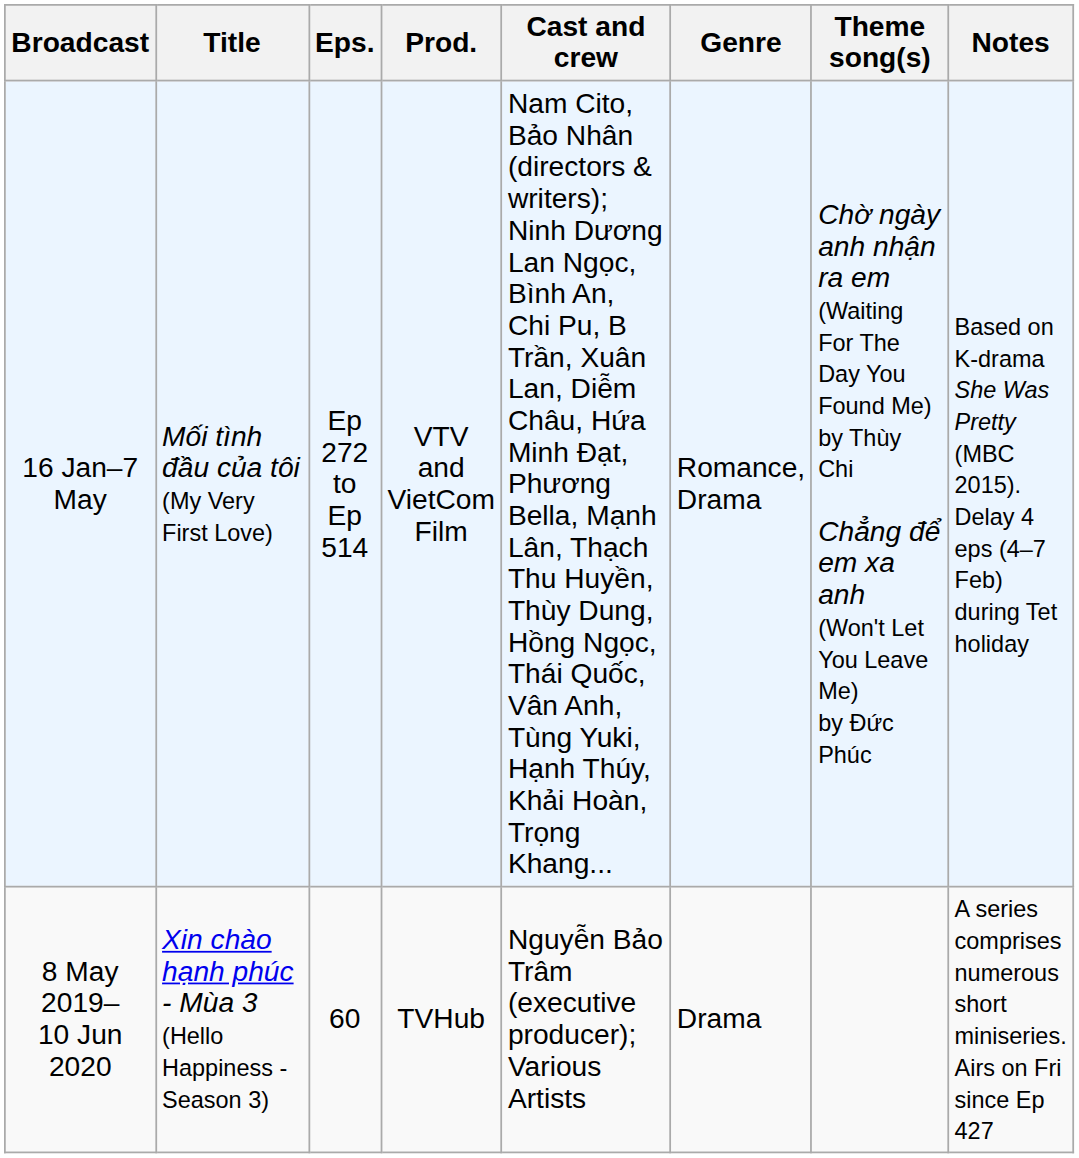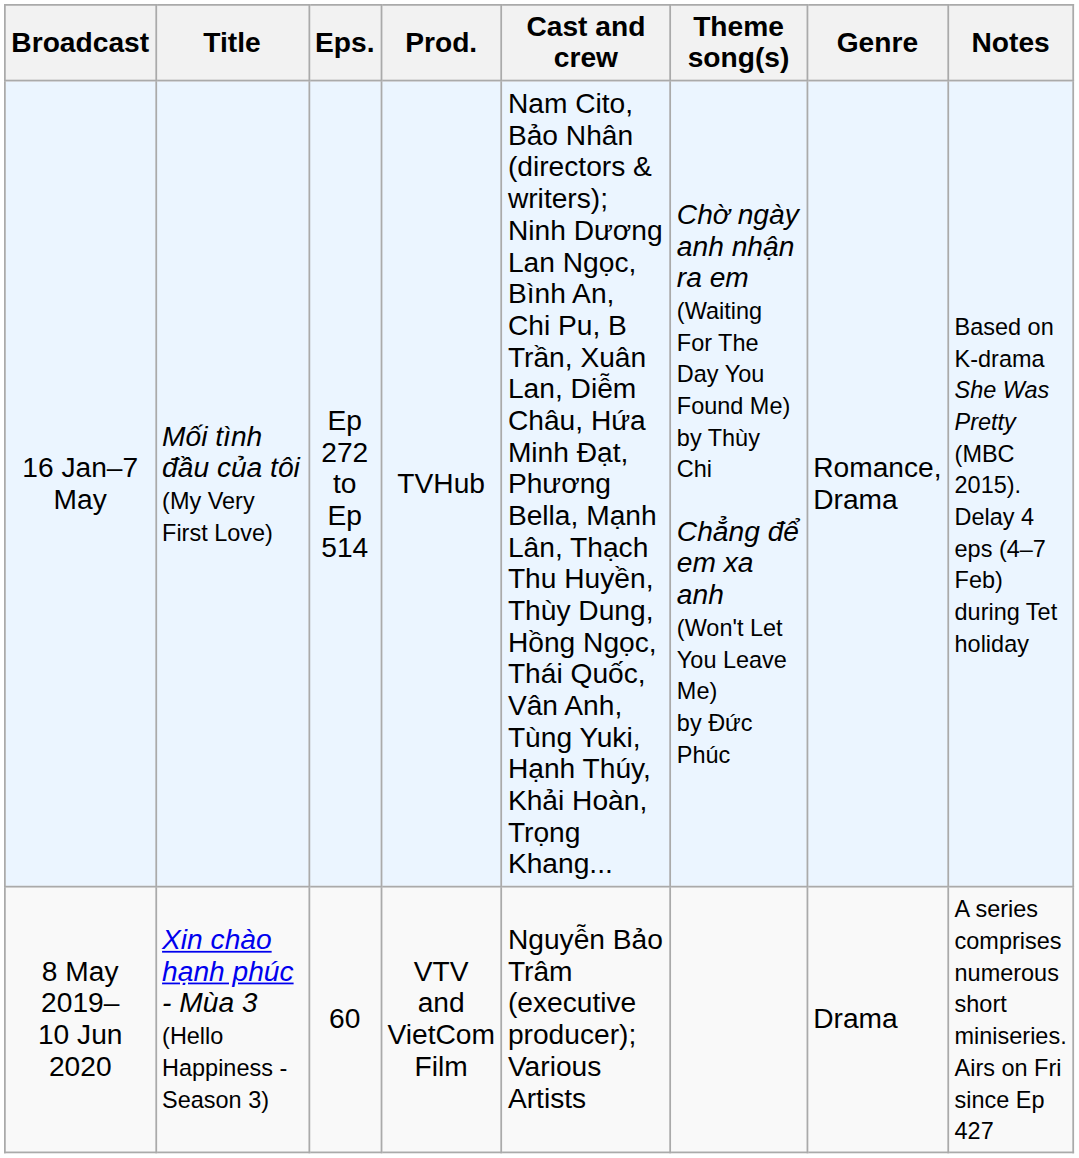columns swapped: (880, 42) <-> (741, 42)
(441, 483) VTV and VietCom Film -> (441, 483) TVHub
(441, 1019) TVHub -> (441, 1019) VTV and VietCom Film
